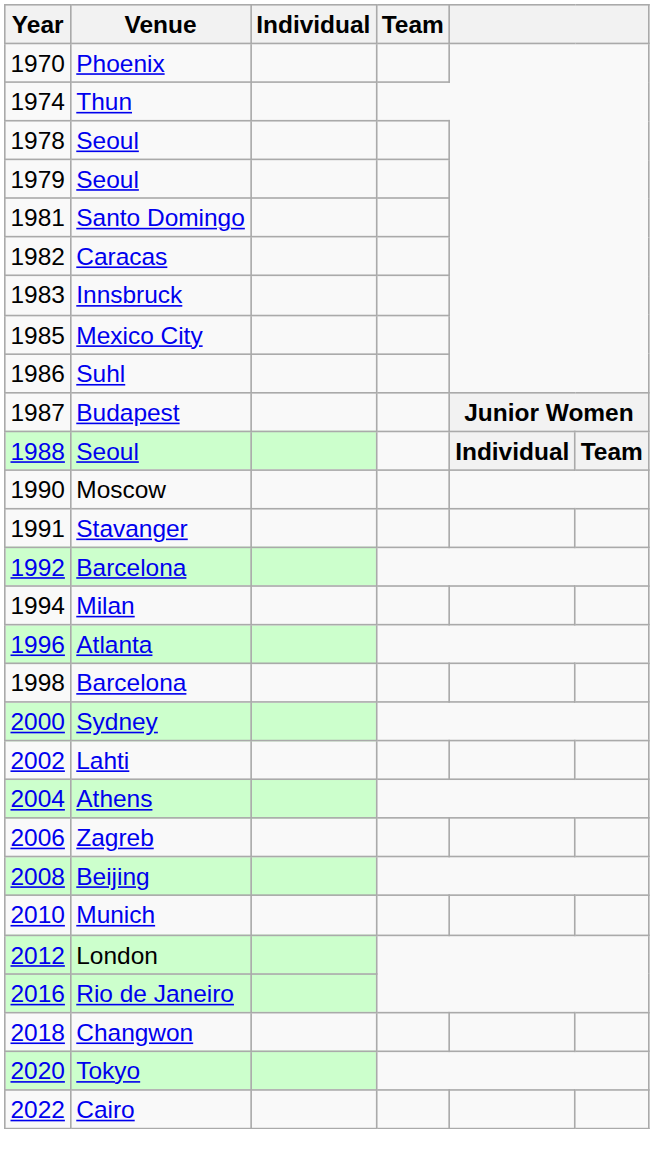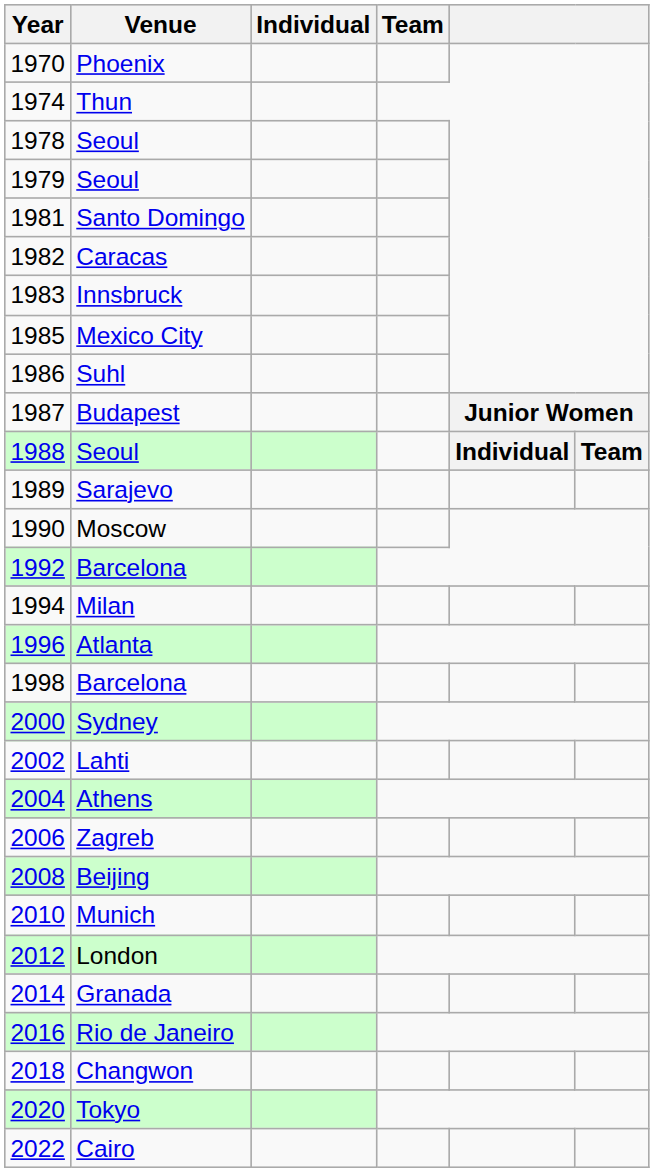+ row: (38, 489)
- row: (38, 528)
+ row: (38, 993)
